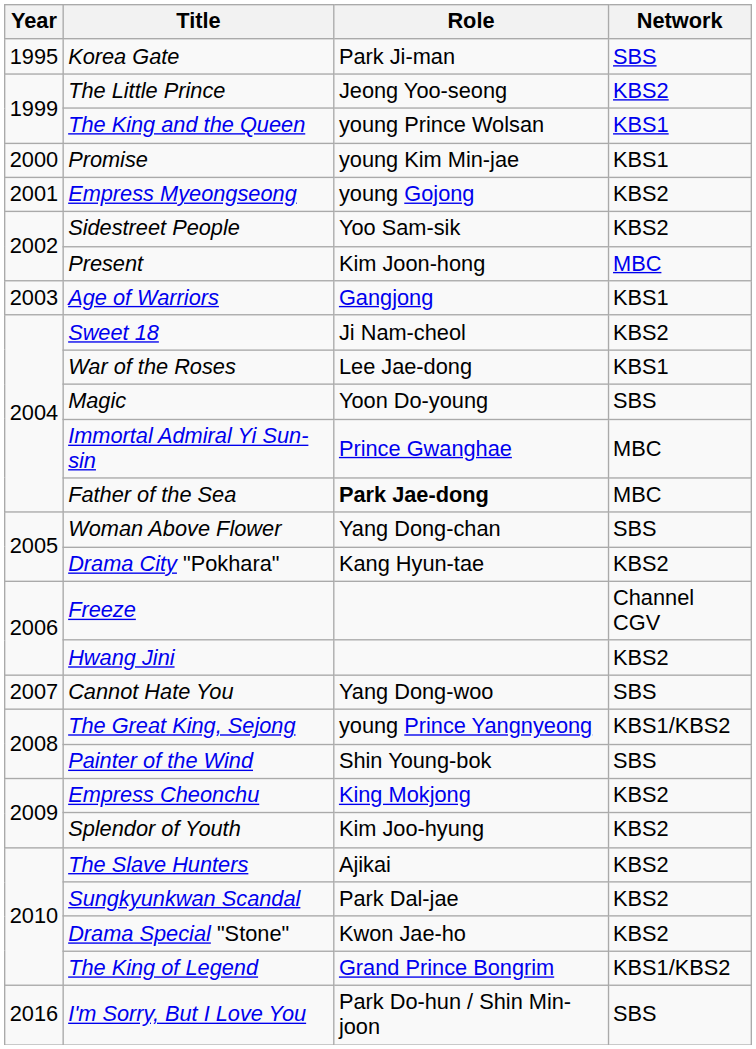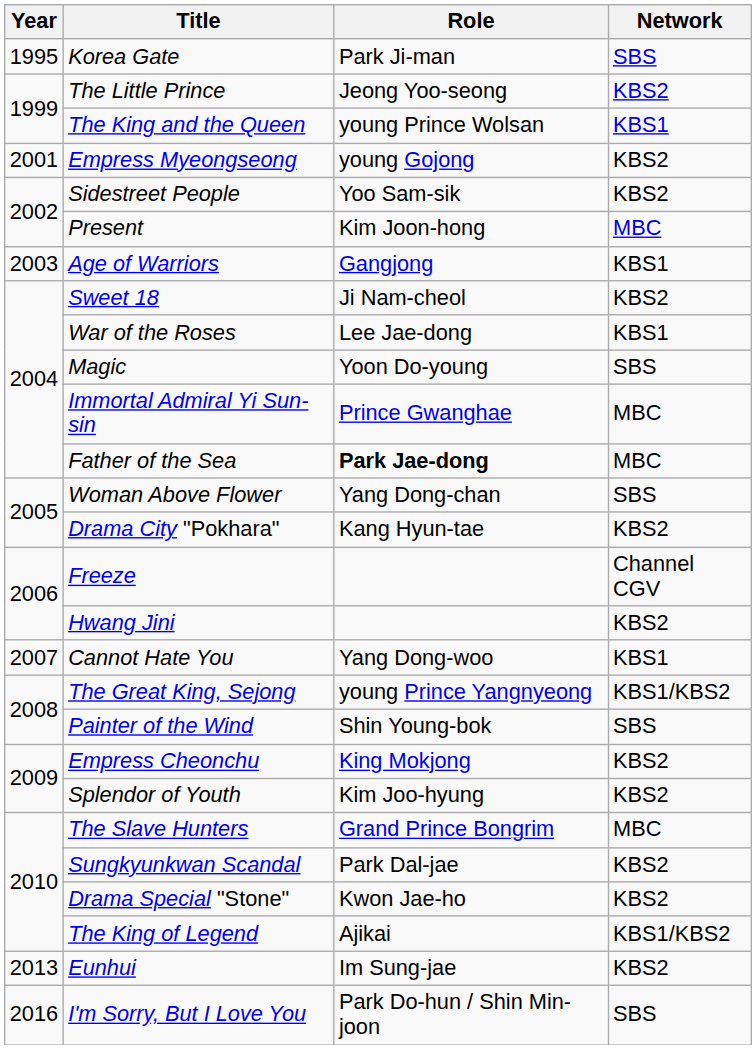- row: (108, 159)
(635, 691) SBS -> (641, 657) KBS1
(365, 864) Ajikai -> (447, 829) Grand Prince Bongrim
(641, 864) KBS2 -> (637, 829) MBC
(447, 967) Grand Prince Bongrim -> (365, 933) Ajikai
+ row: (102, 967)
